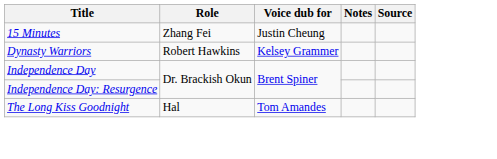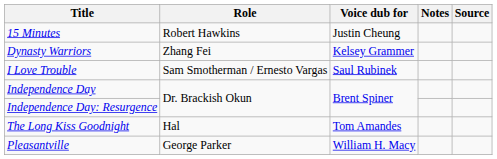(187, 32) Zhang Fei -> (201, 32) Robert Hawkins
(201, 51) Robert Hawkins -> (187, 51) Zhang Fei
+ row: (42, 70)
+ row: (38, 145)
